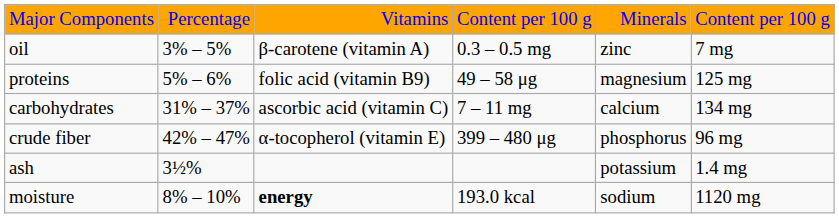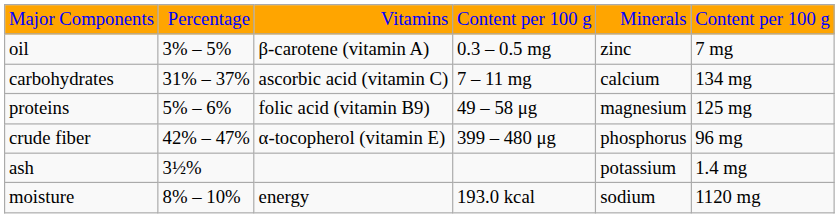rows swapped: (39, 78) <-> (61, 108)
(286, 197) bold -> (284, 197) normal
